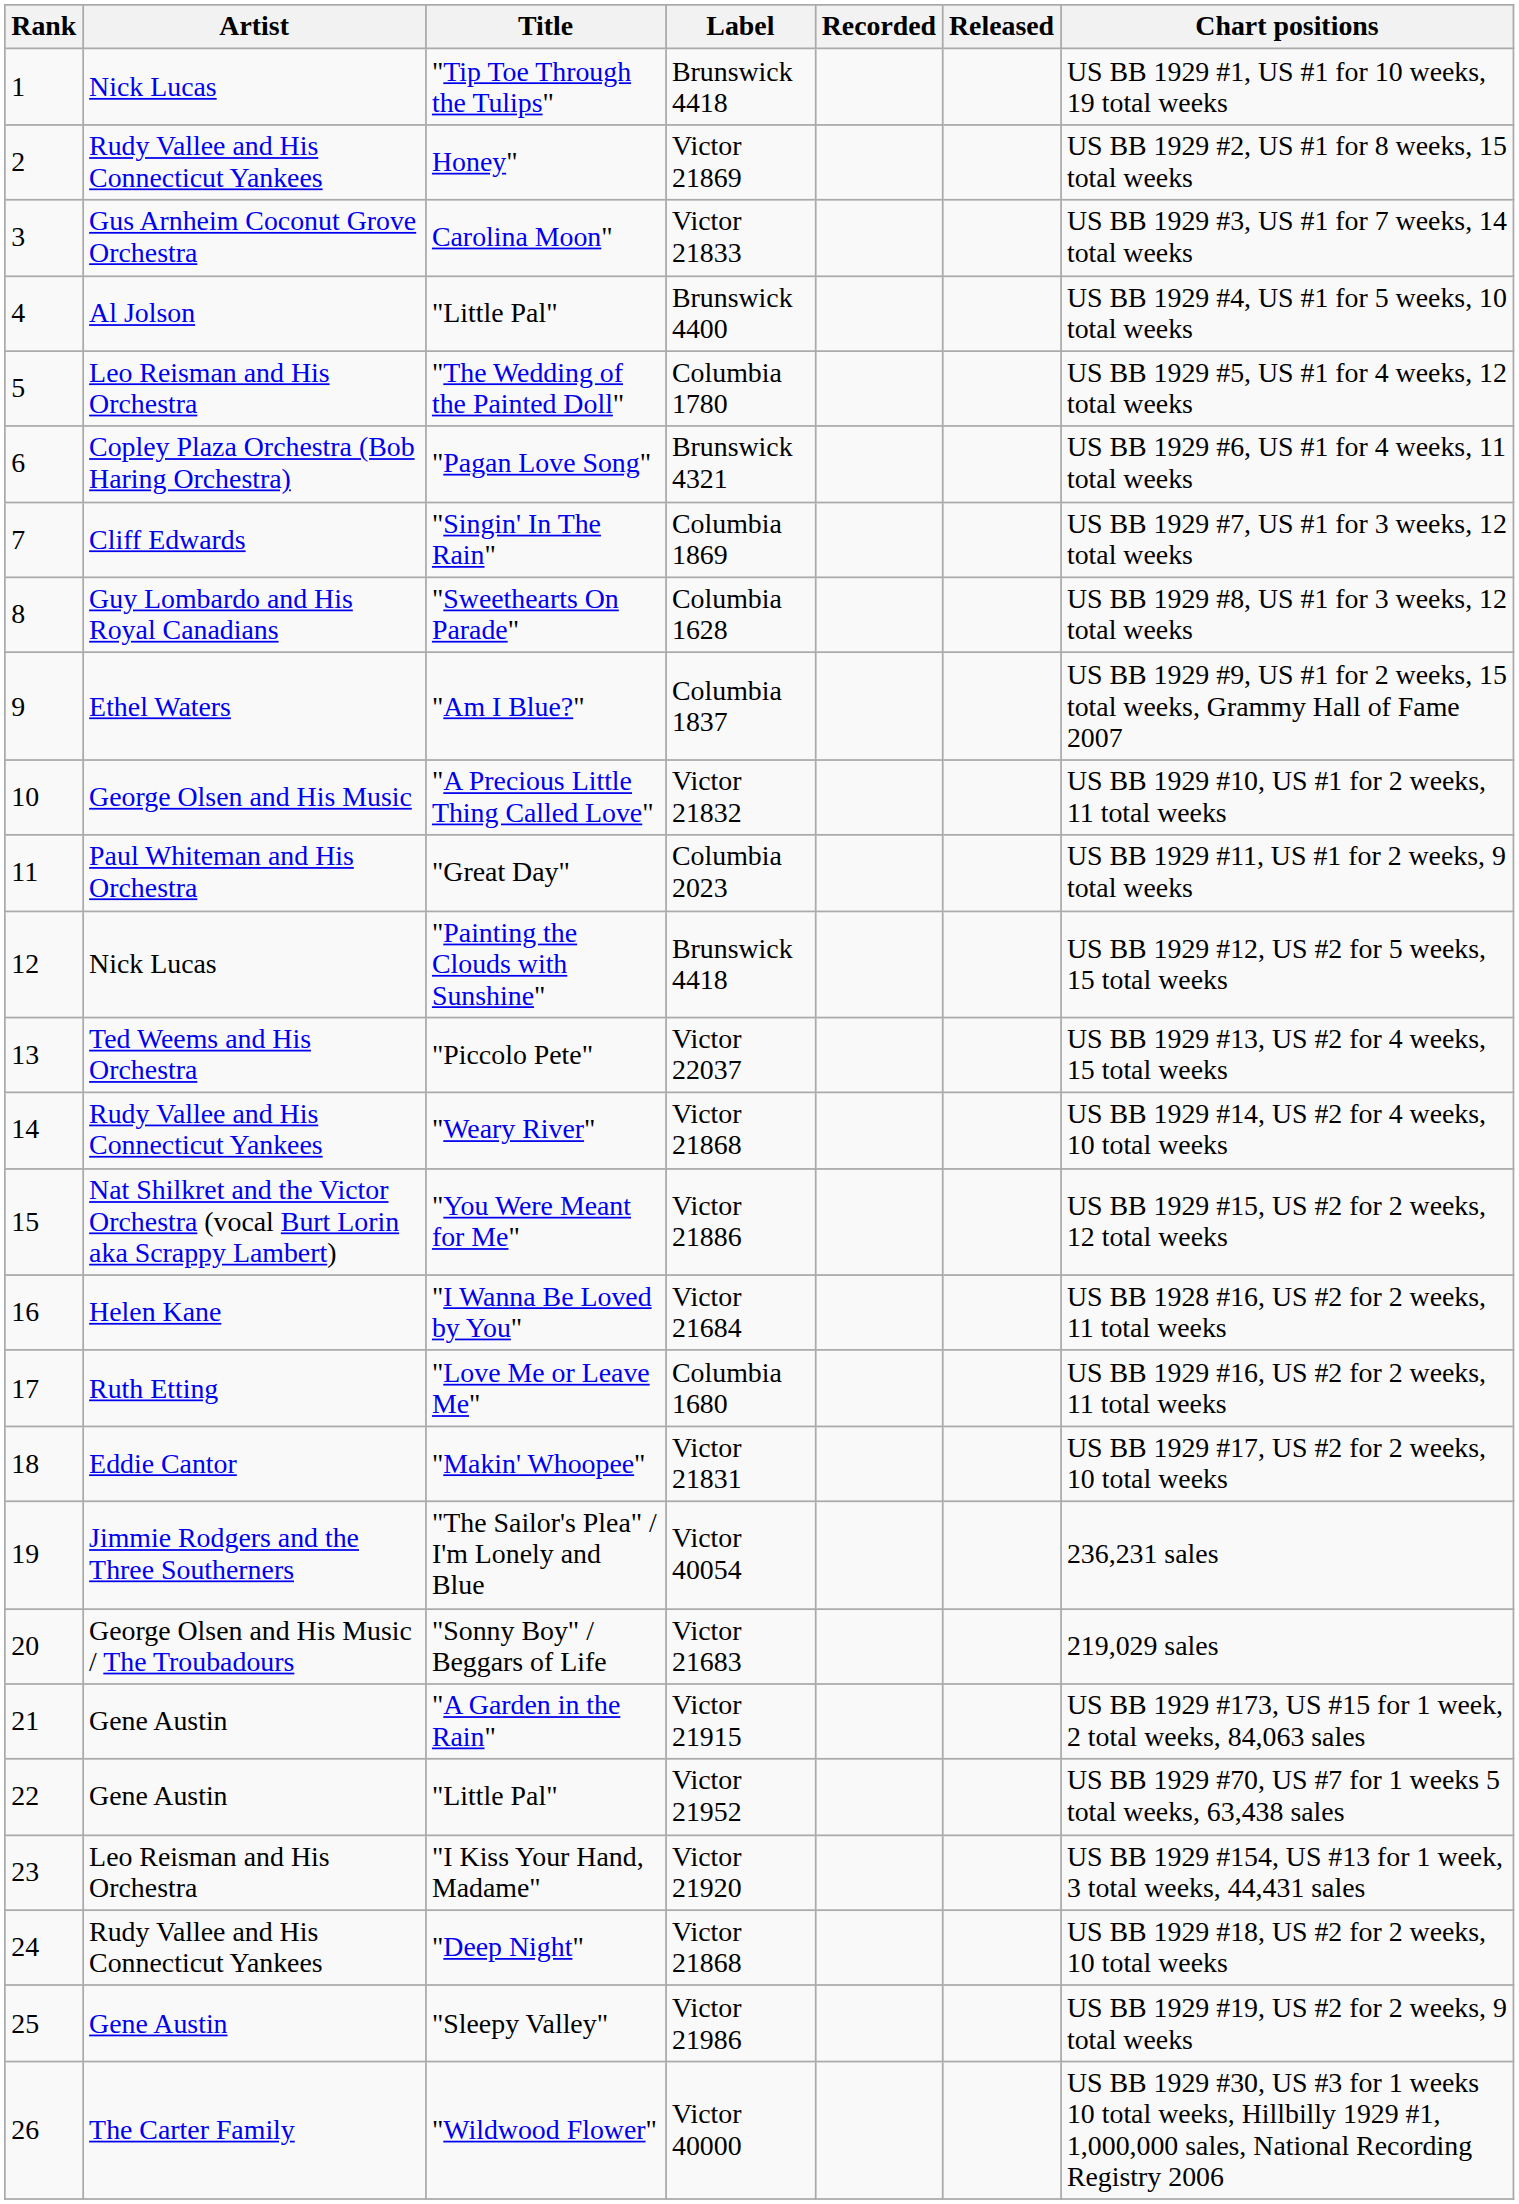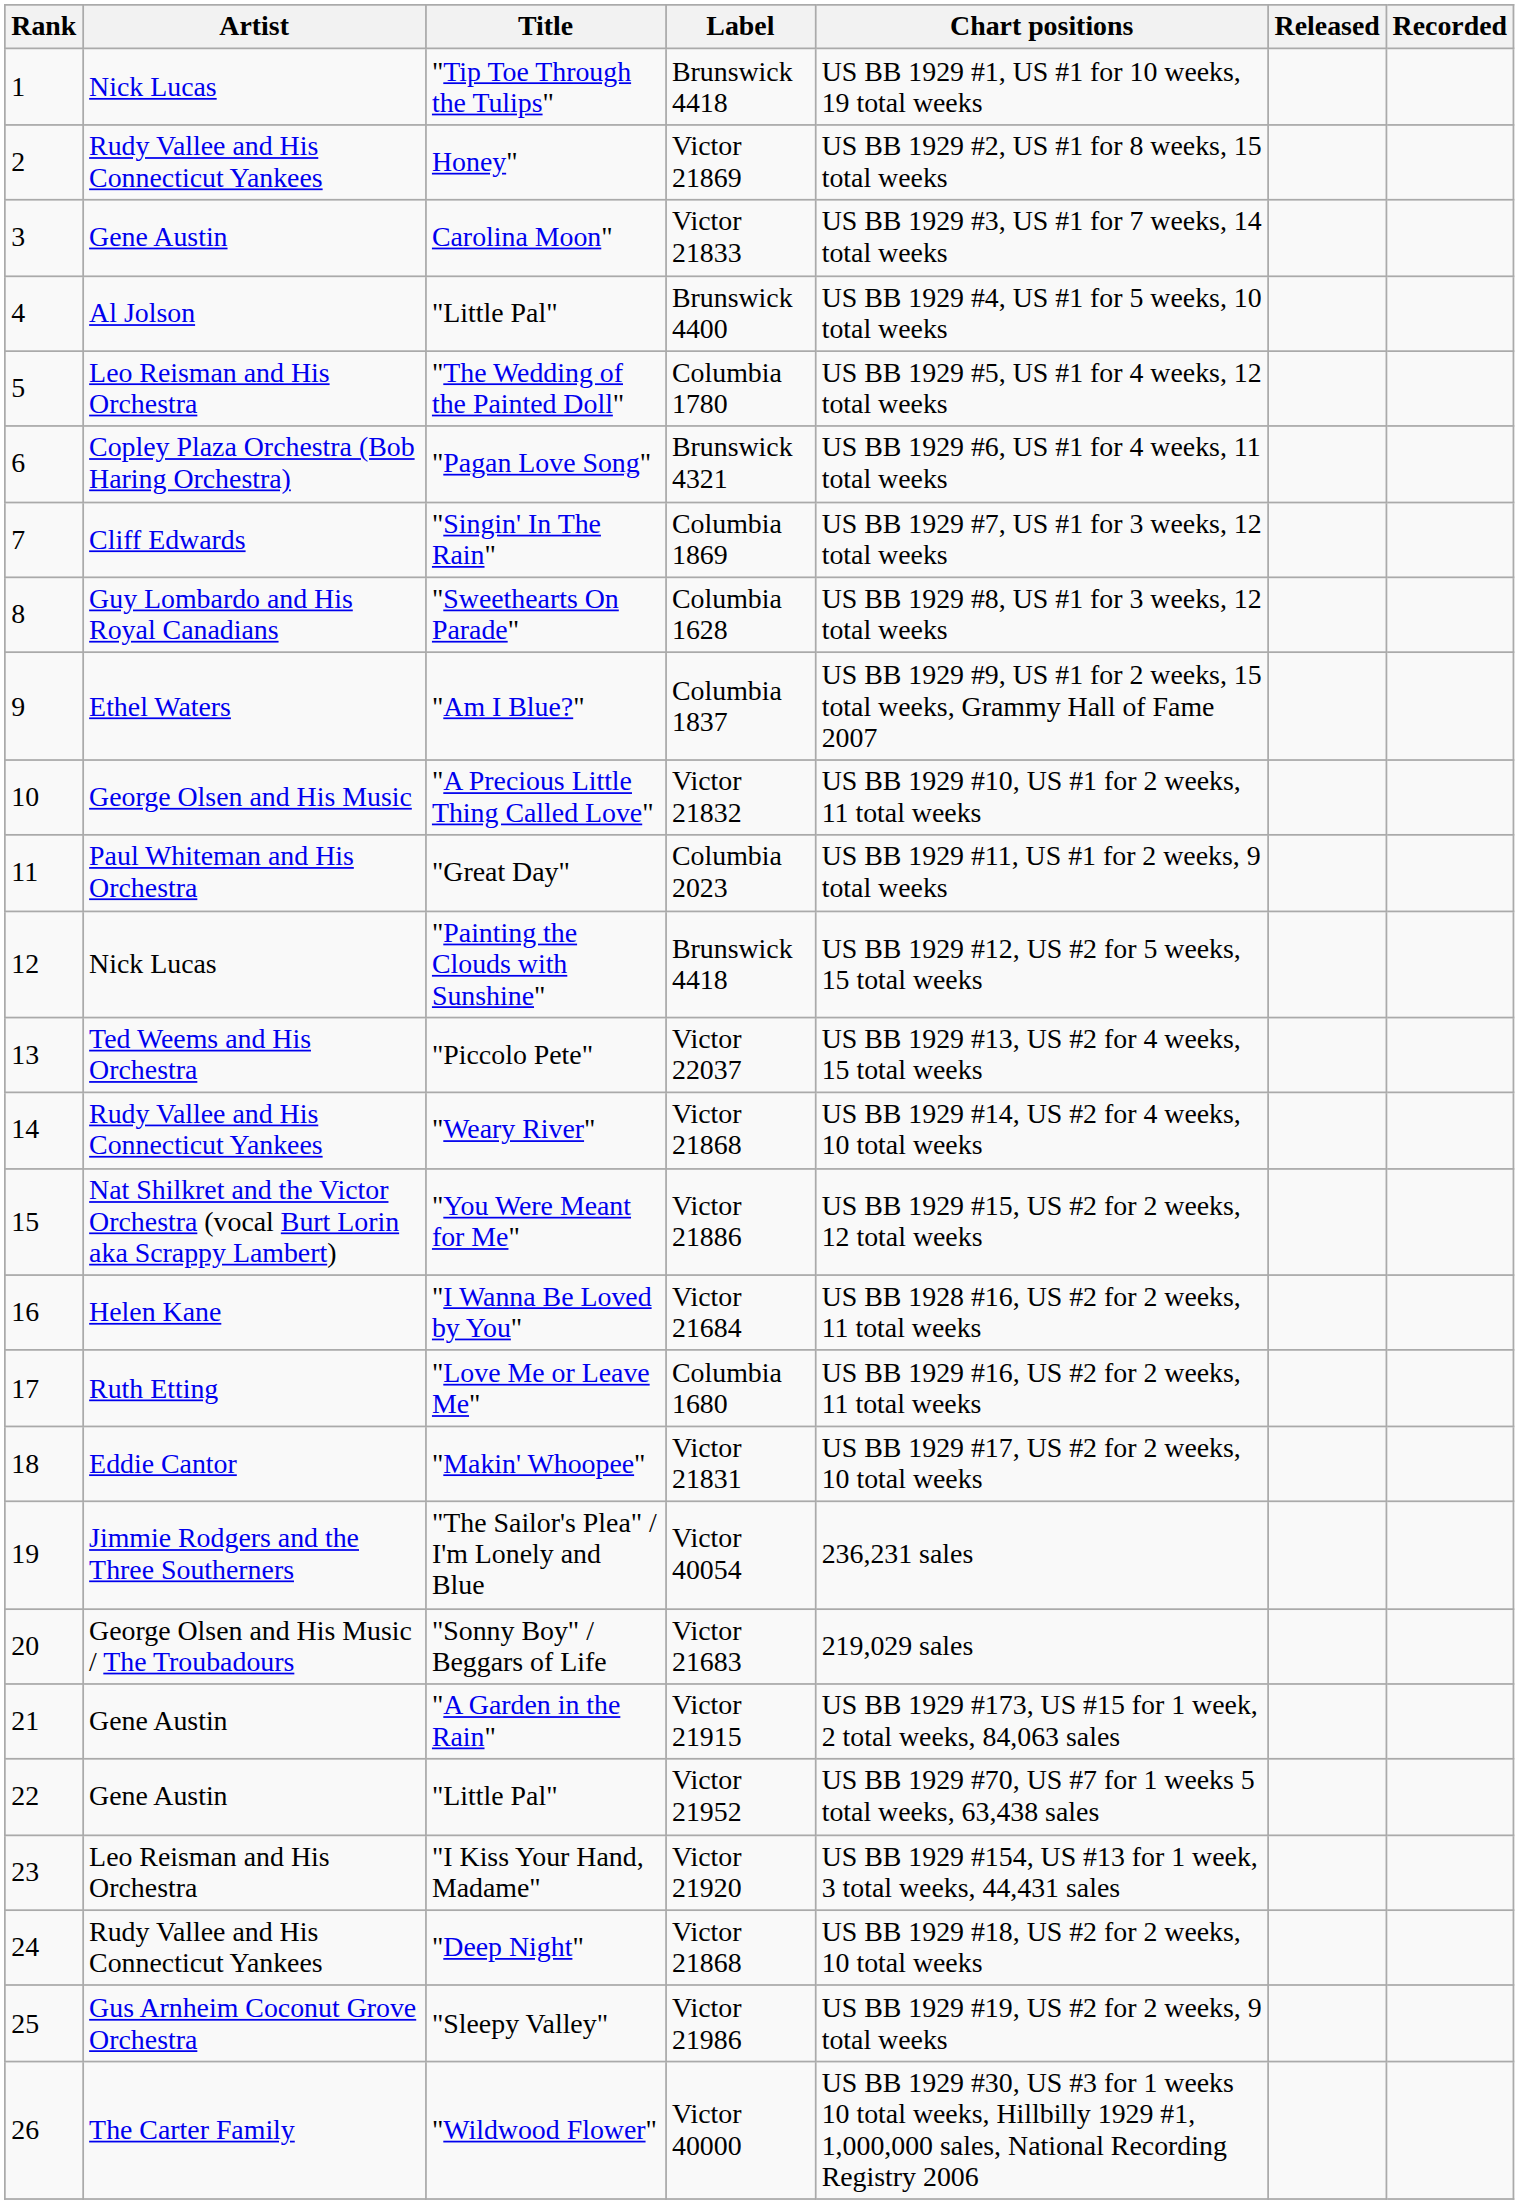columns swapped: (879, 26) <-> (1287, 26)
(253, 237) Gus Arnheim Coconut Grove Orchestra -> (158, 237) Gene Austin
(158, 2023) Gene Austin -> (253, 2023) Gus Arnheim Coconut Grove Orchestra
